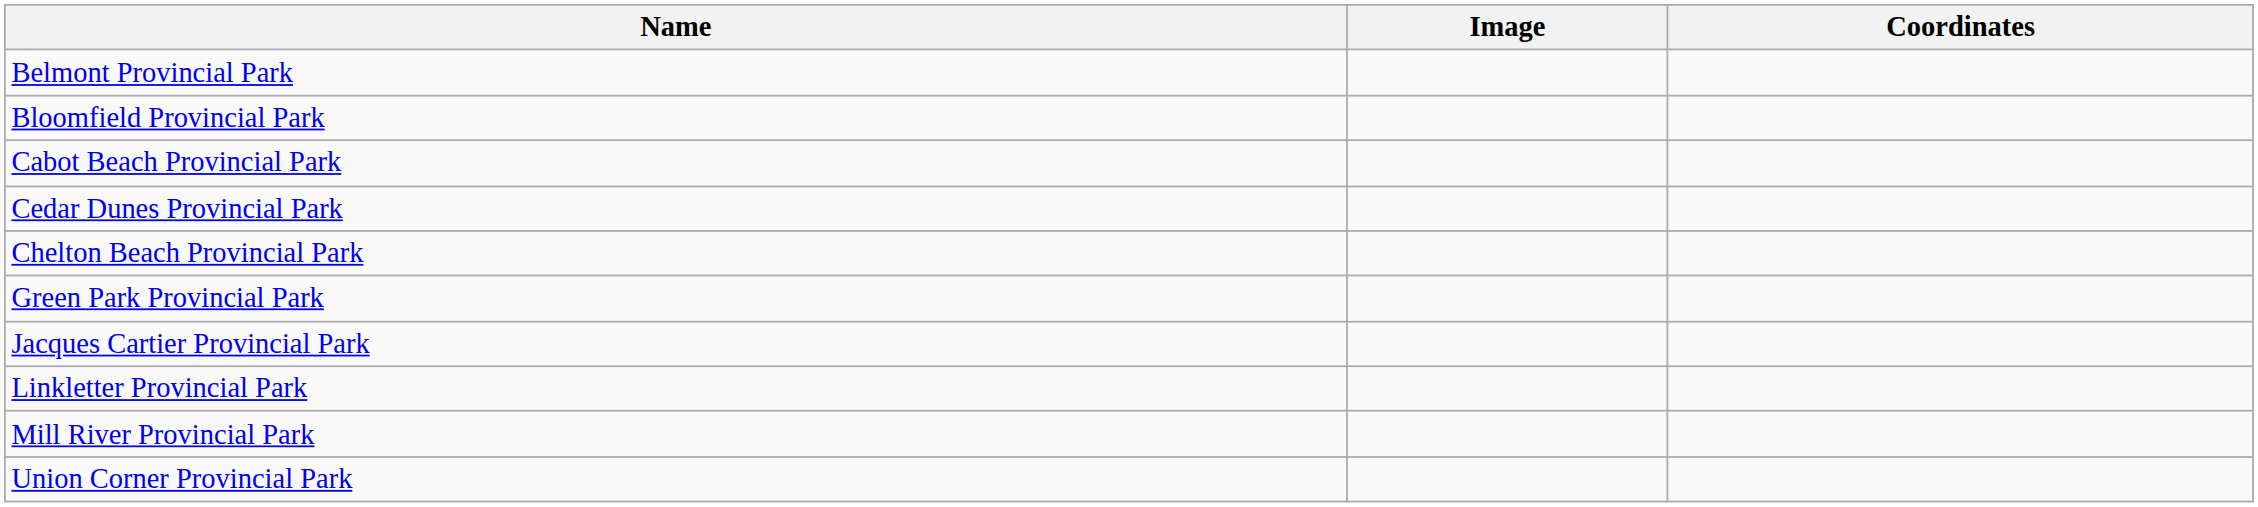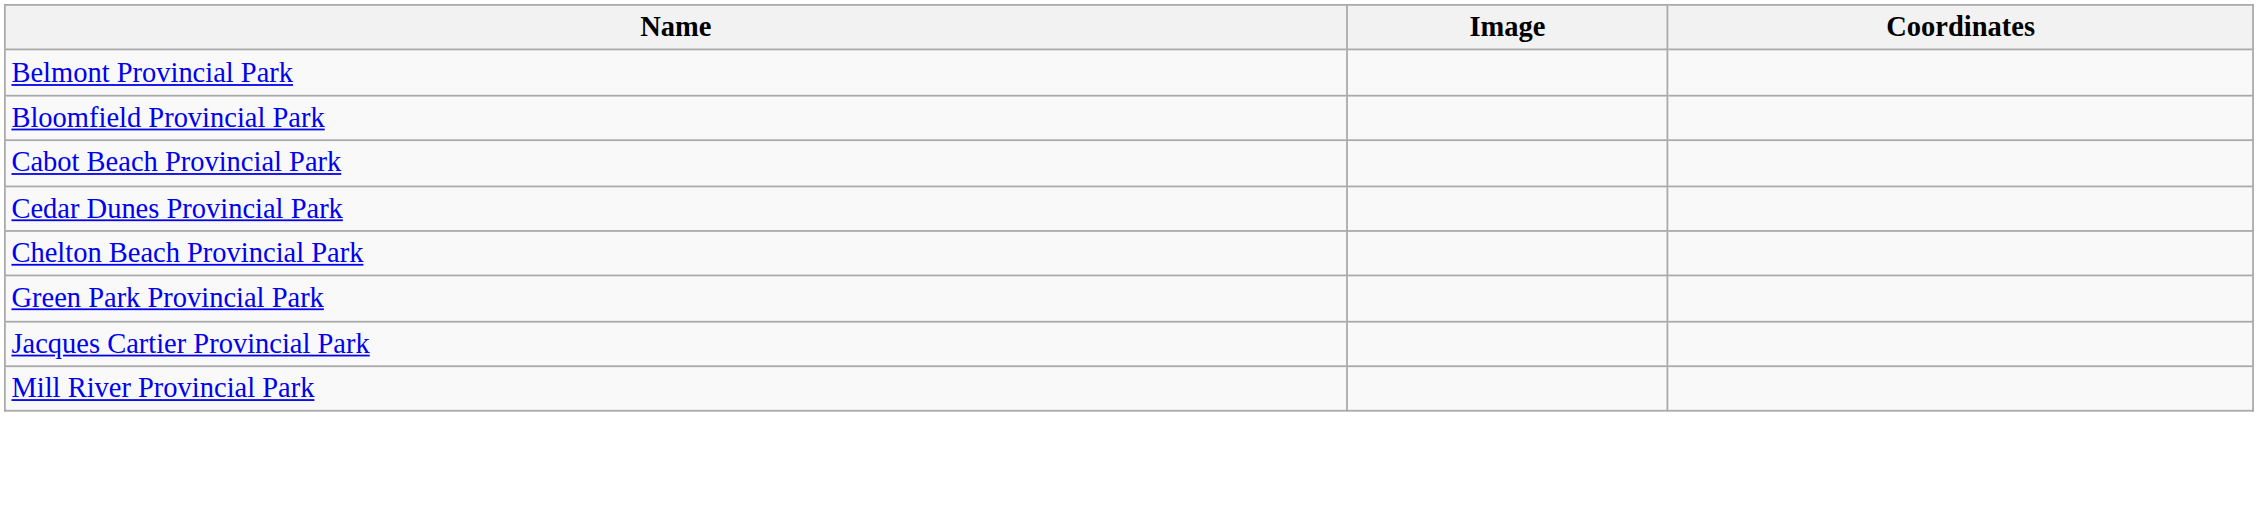- row: (159, 388)
- row: (182, 478)
